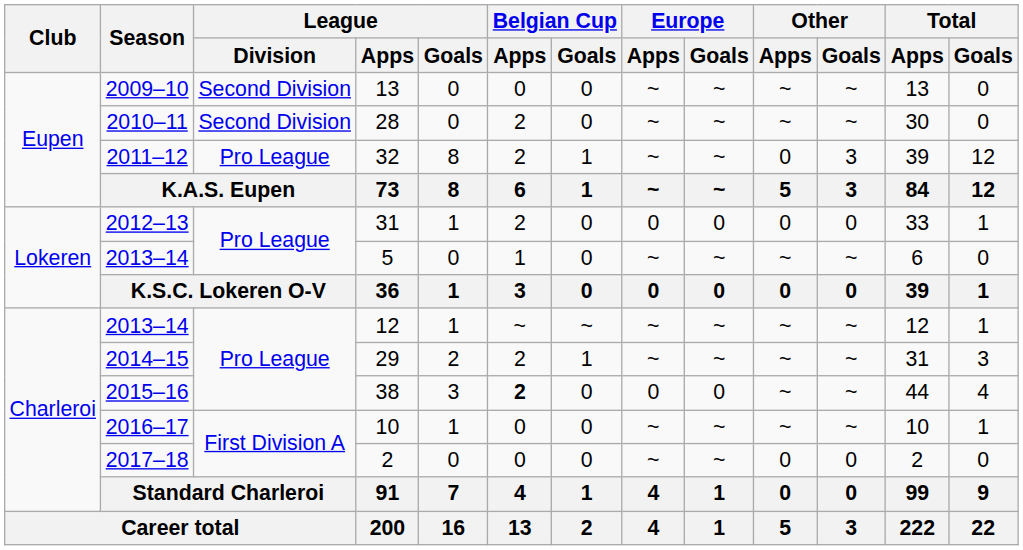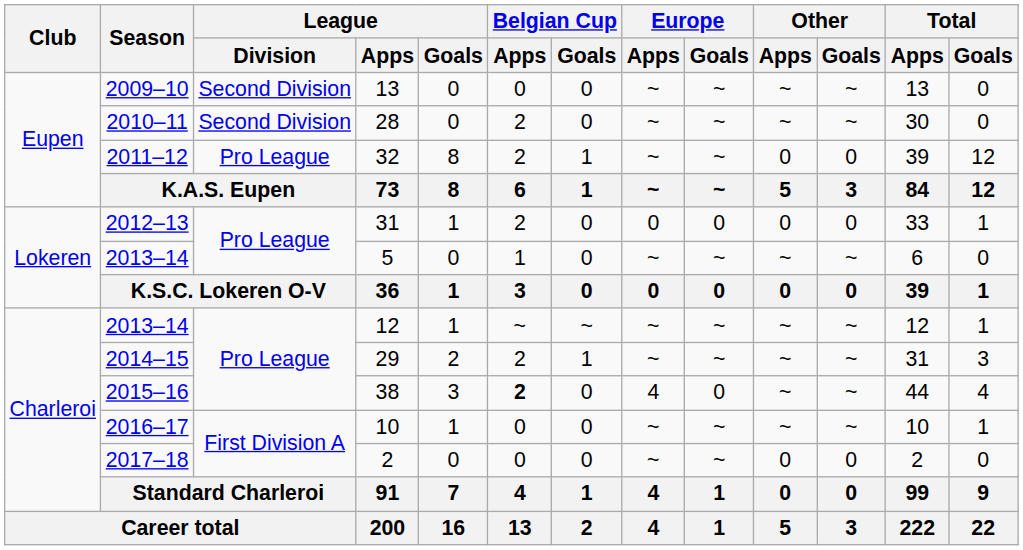(851, 156) 3 -> (851, 156) 0
(653, 392) 0 -> (653, 392) 4
